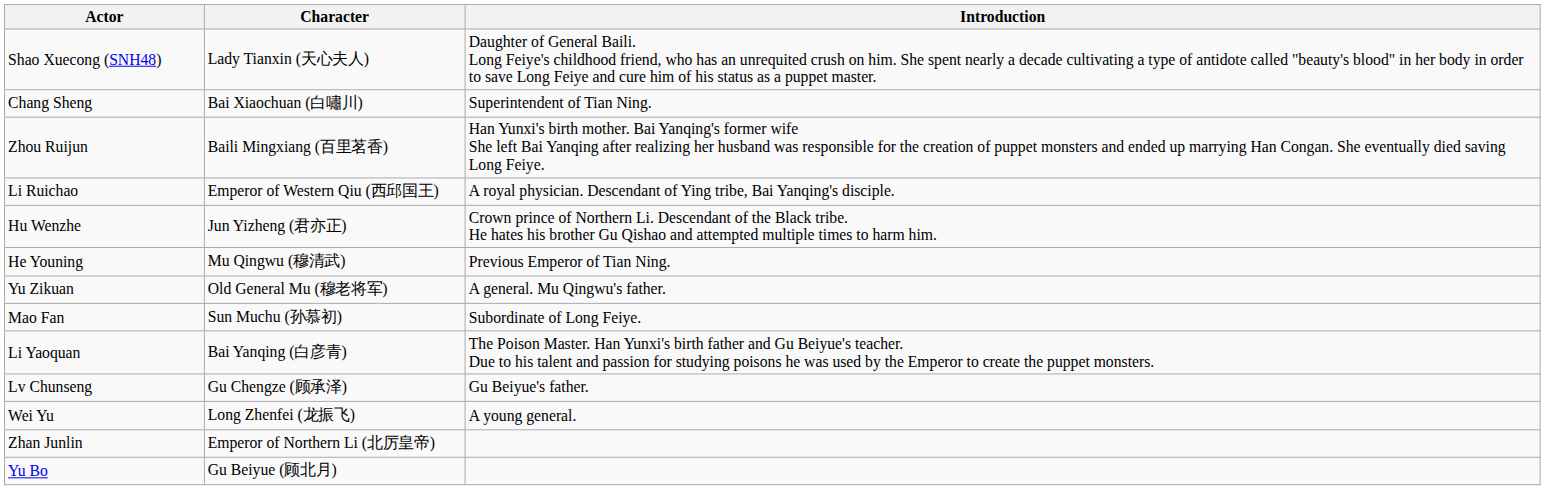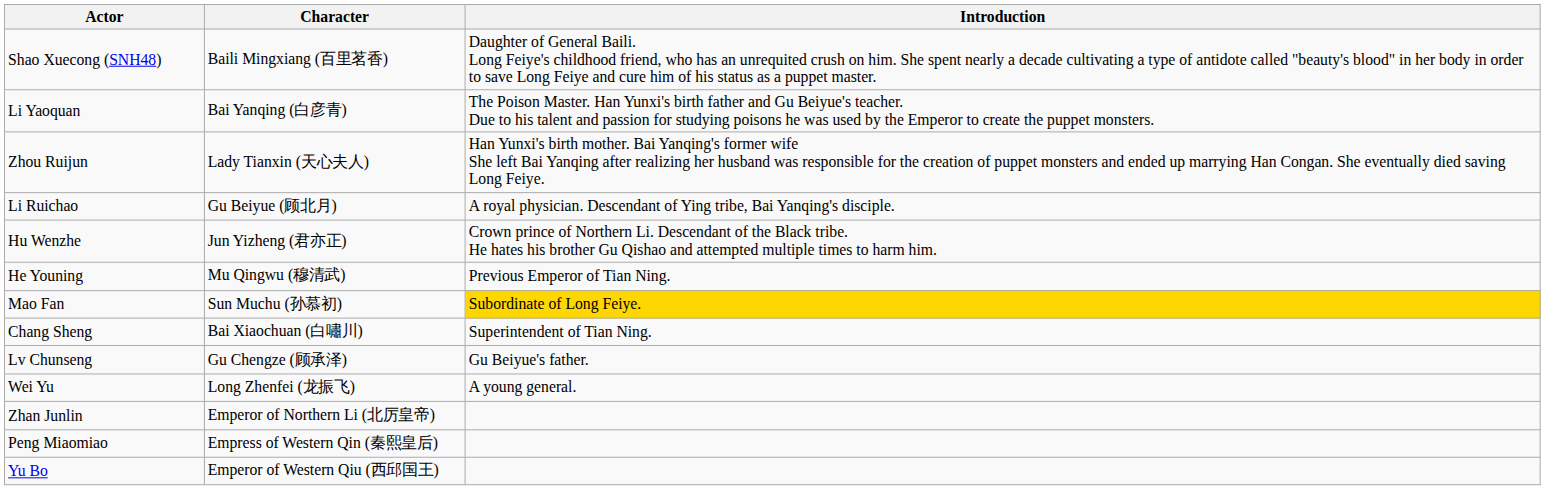(288, 58) Lady Tianxin (天心夫人) -> (298, 58) Baili Mingxiang (百里茗香)
rows swapped: (44, 352) <-> (50, 103)
(298, 146) Baili Mingxiang (百里茗香) -> (288, 161) Lady Tianxin (天心夫人)
(323, 190) Emperor of Western Qiu (西邱国王) -> (272, 205) Gu Beiyue (顾北月)
- row: (41, 289)
(555, 317) no background -> (555, 304) gold background
+ row: (58, 443)
(272, 470) Gu Beiyue (顾北月) -> (323, 470) Emperor of Western Qiu (西邱国王)
